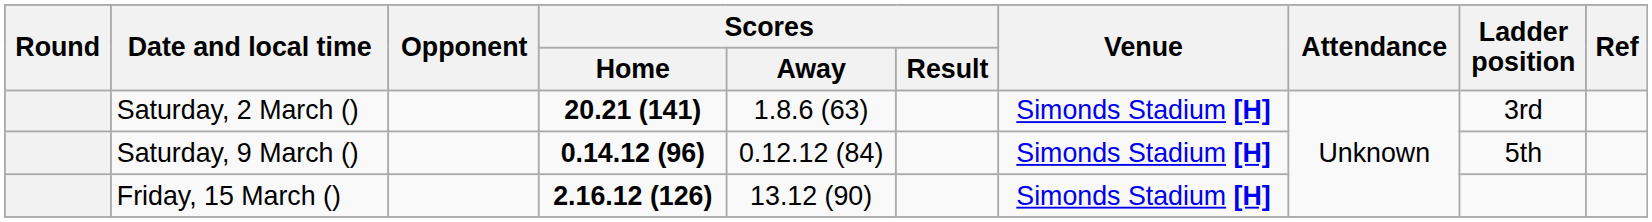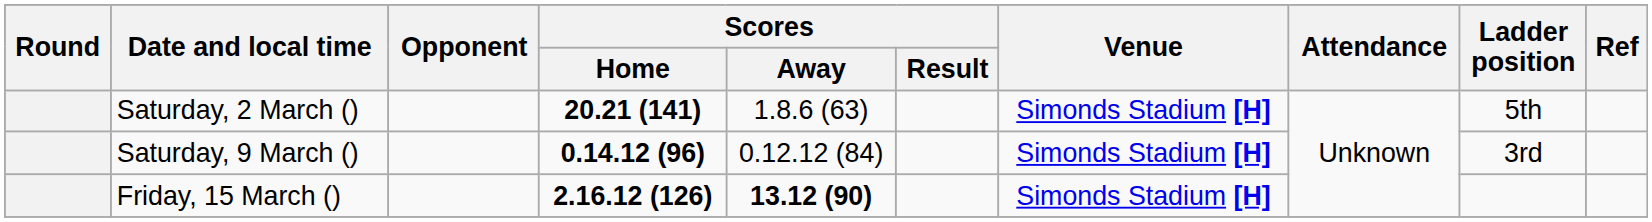(1523, 111) 3rd -> (1523, 111) 5th
(1523, 153) 5th -> (1523, 153) 3rd
(811, 196) normal -> (811, 196) bold
